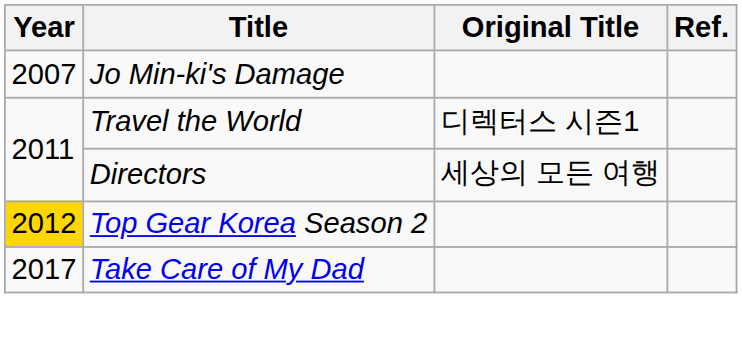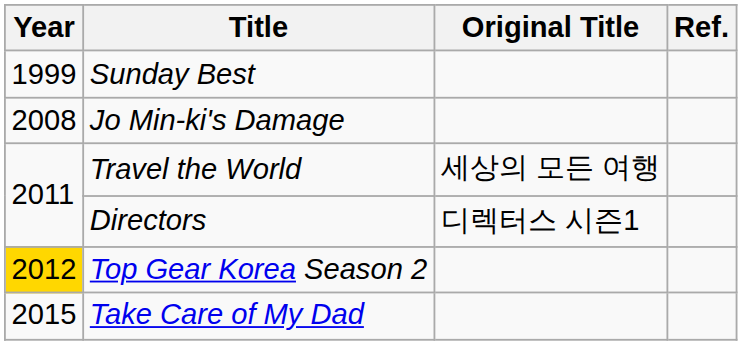+ row: (172, 73)
(44, 73) 2007 -> (44, 119) 2008
(540, 121) 디렉터스 시즌1 -> (551, 167) 세상의 모든 여행
(551, 173) 세상의 모든 여행 -> (540, 219) 디렉터스 시즌1
(44, 269) 2017 -> (44, 315) 2015
